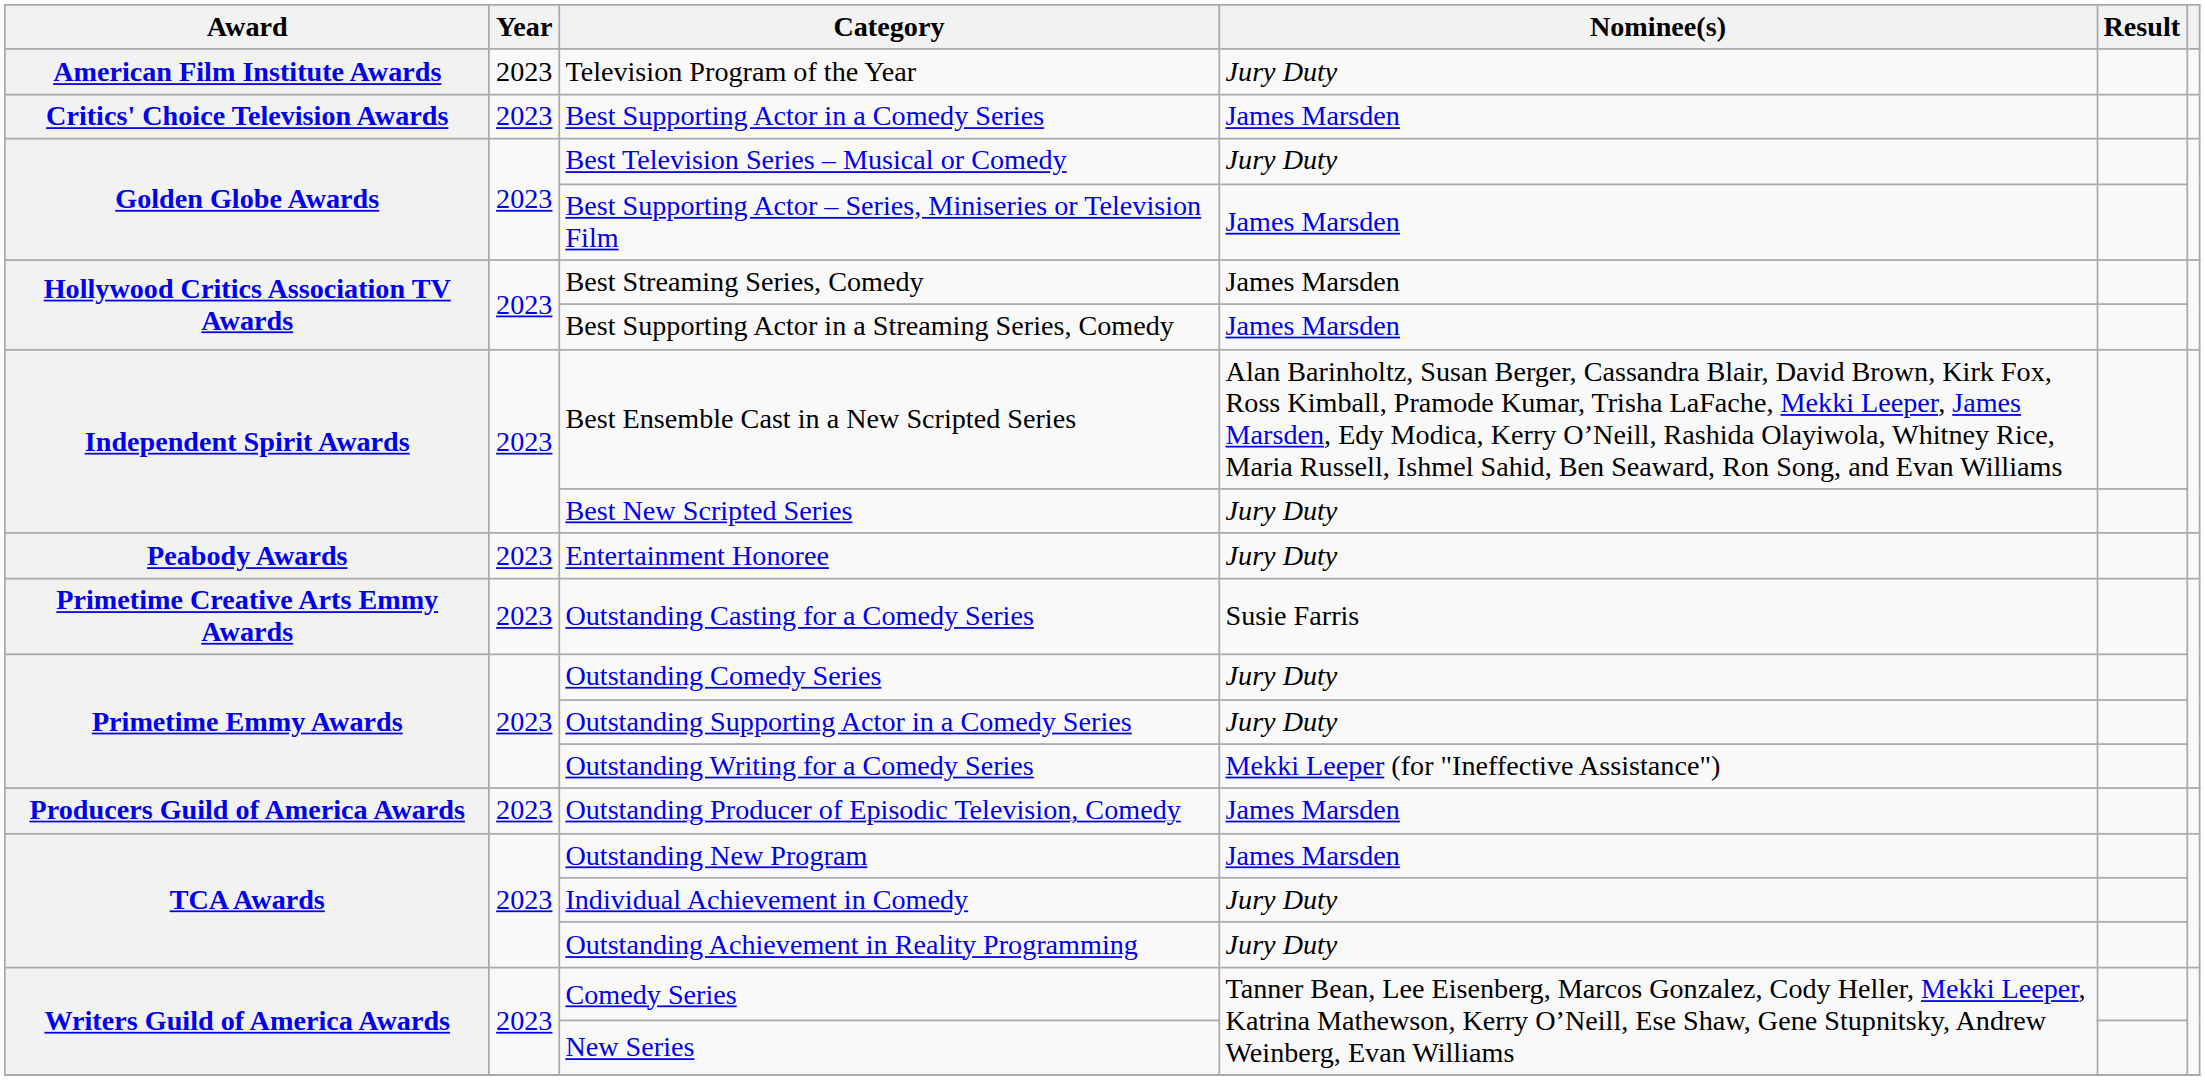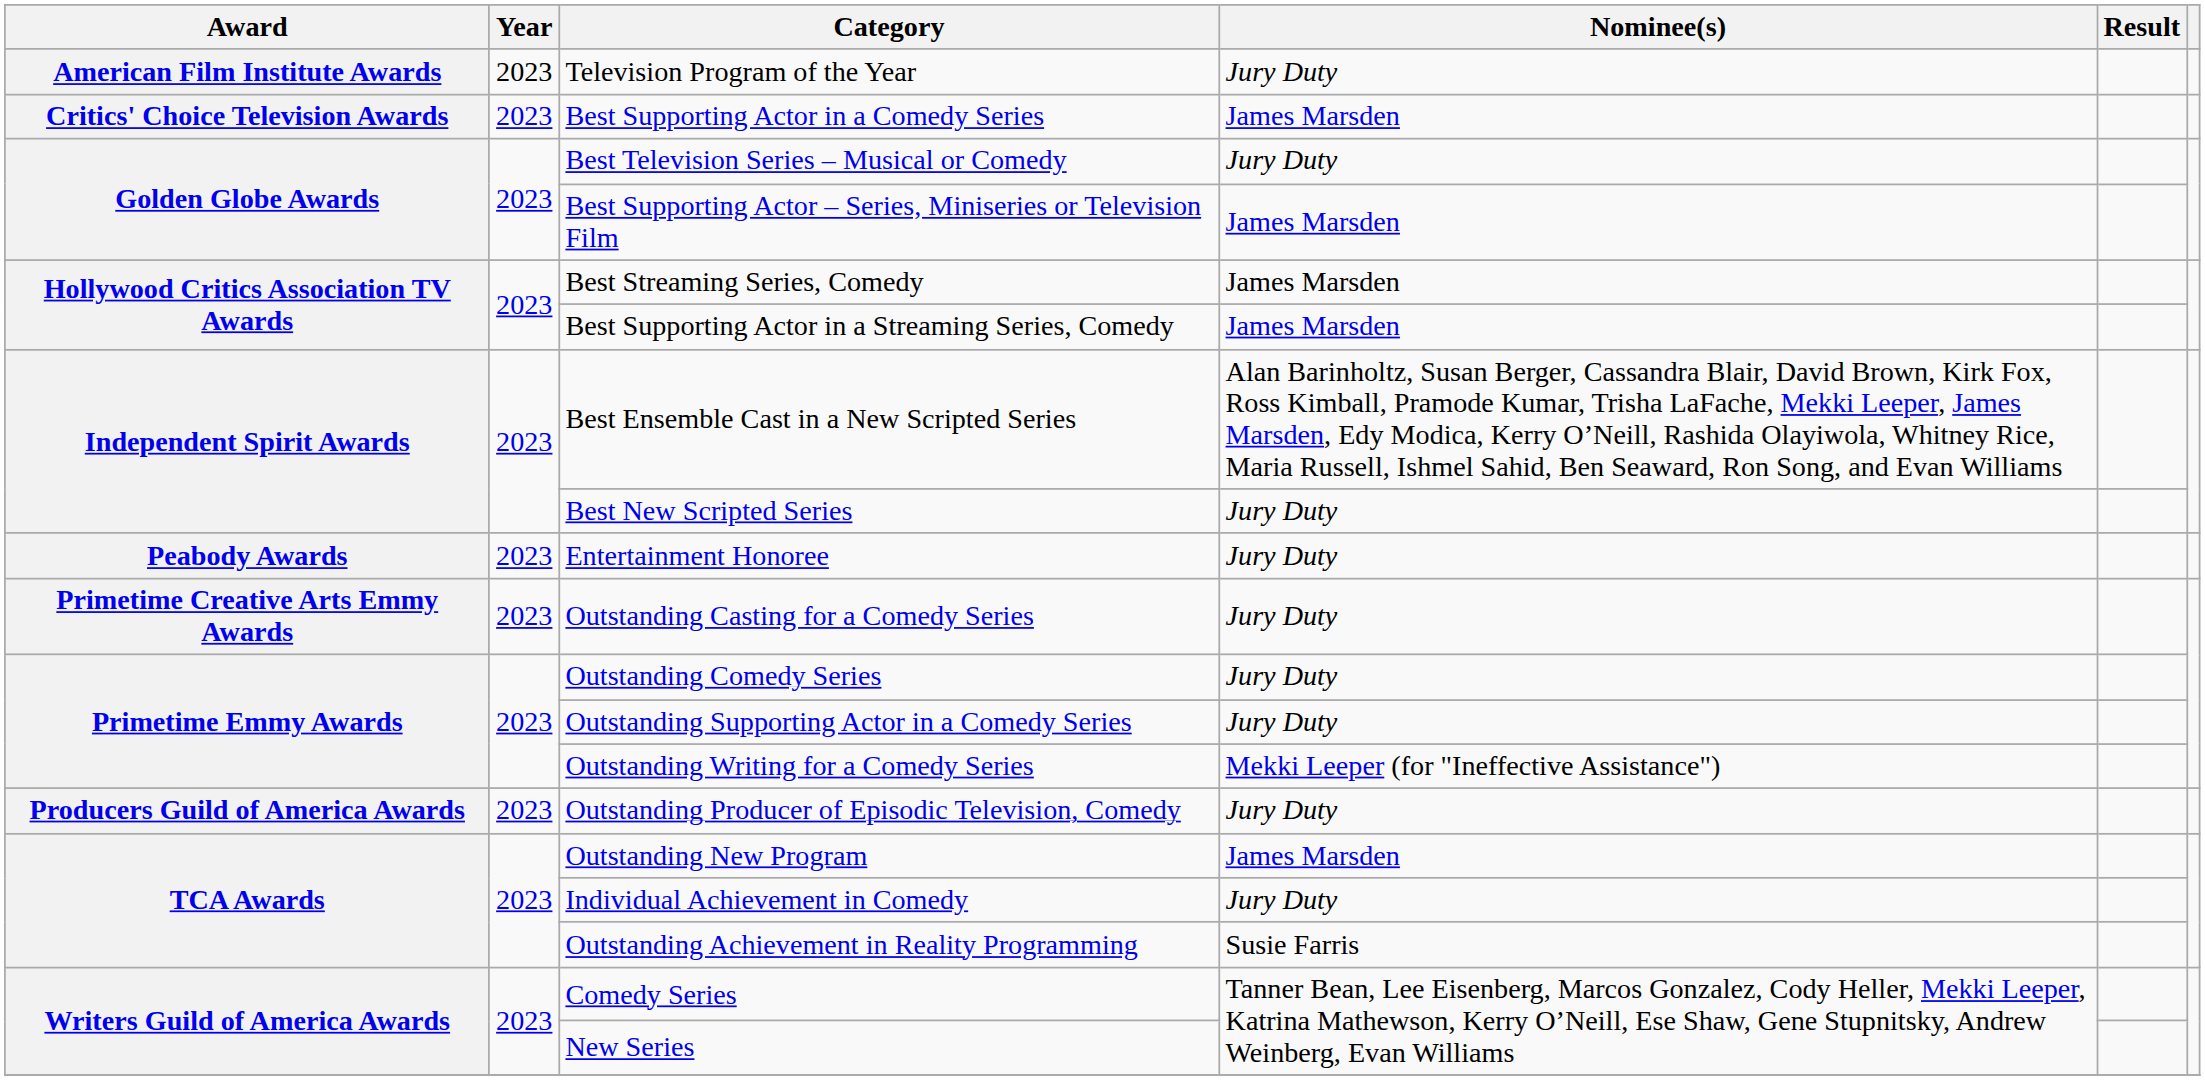(1292, 615) Susie Farris -> (1281, 615) Jury Duty
(1313, 810) James Marsden -> (1281, 810) Jury Duty
(1281, 944) Jury Duty -> (1292, 944) Susie Farris
